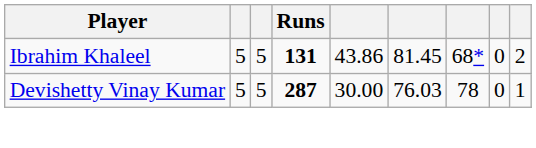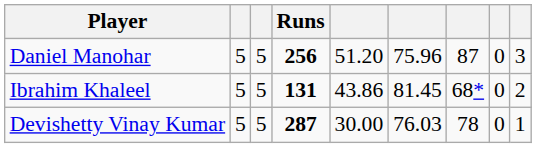+ row: (80, 55)
